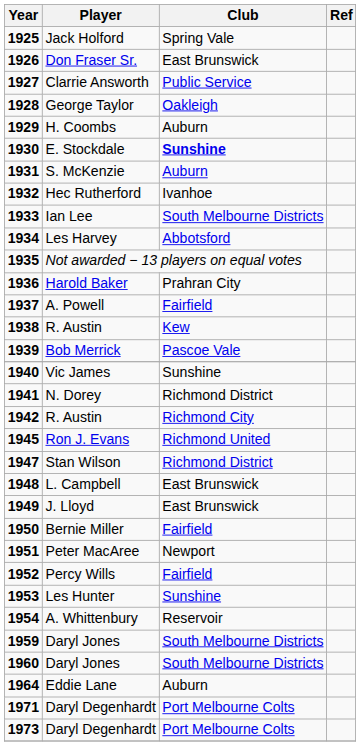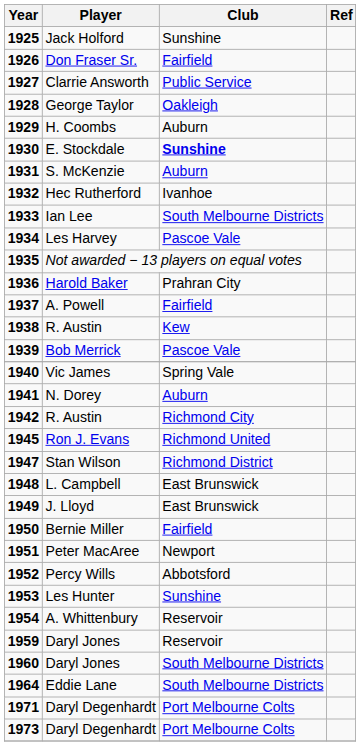(198, 37) Spring Vale -> (192, 37) Sunshine
(210, 60) East Brunswick -> (187, 60) Fairfield
(196, 238) Abbotsford -> (201, 238) Pascoe Vale
(192, 372) Sunshine -> (198, 372) Spring Vale
(218, 395) Richmond District -> (185, 395) Auburn
(187, 573) Fairfield -> (196, 573) Abbotsford
(243, 640) South Melbourne Districts -> (192, 640) Reservoir
(185, 685) Auburn -> (243, 685) South Melbourne Districts
